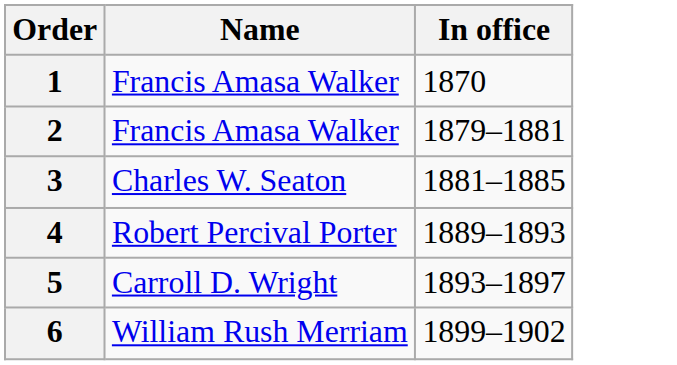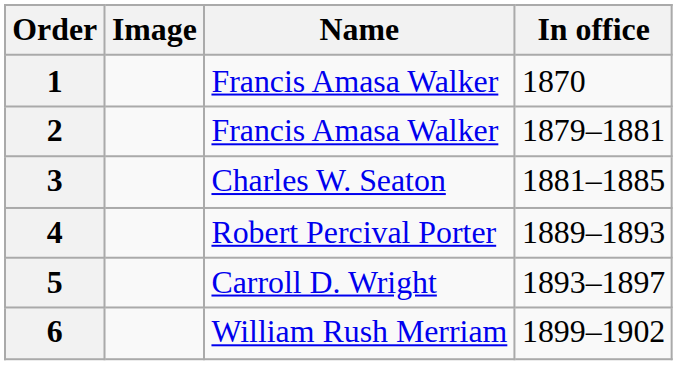+ column: (154, 29)
